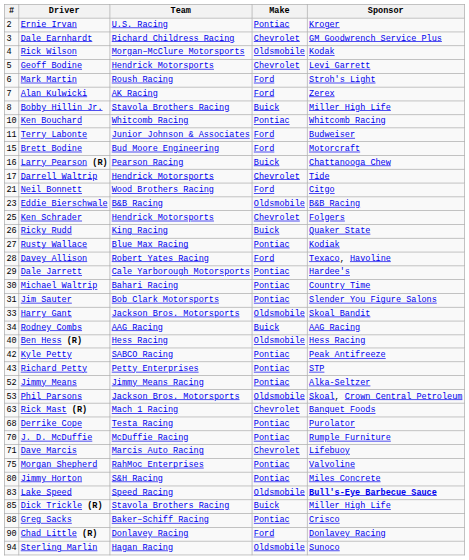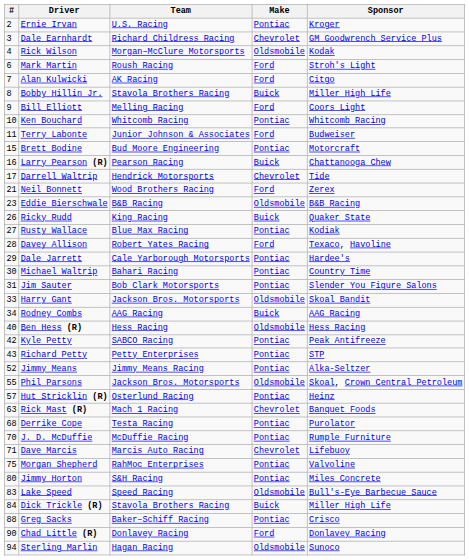- row: (51, 67)
(322, 94) Zerex -> (322, 80) Citgo
+ row: (51, 108)
(264, 149) Ford -> (272, 149) Pontiac
(322, 190) Citgo -> (322, 190) Zerex
- row: (51, 218)
(12, 397) 53 -> (12, 383) 55
+ row: (64, 397)
(373, 493) bold -> (373, 493) normal
(12, 507) 85 -> (12, 507) 84
